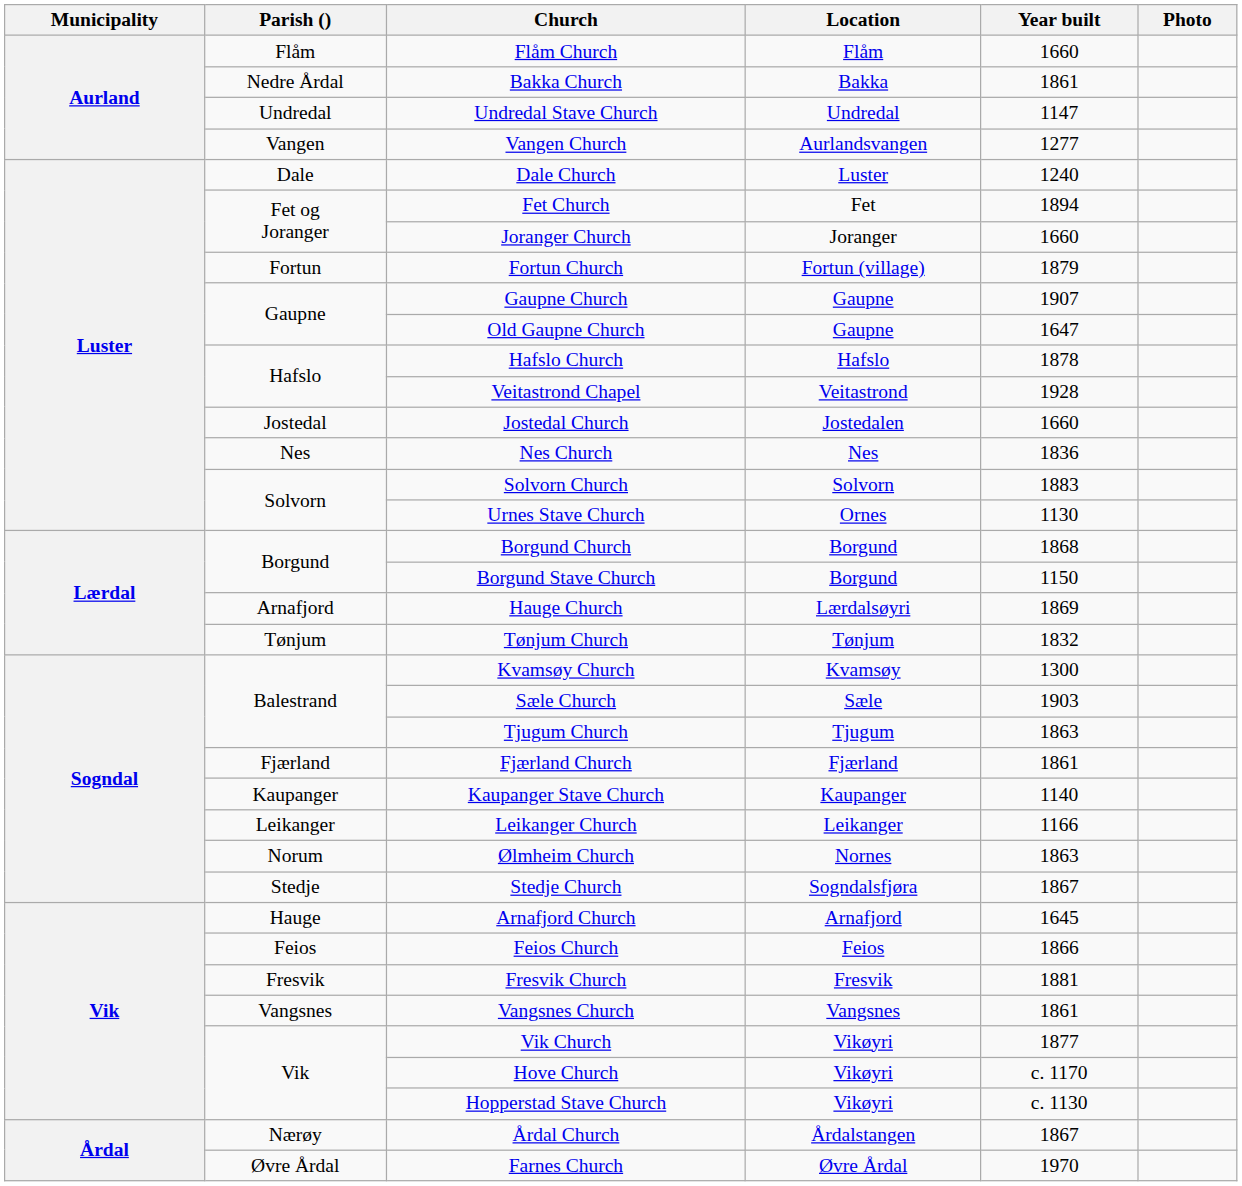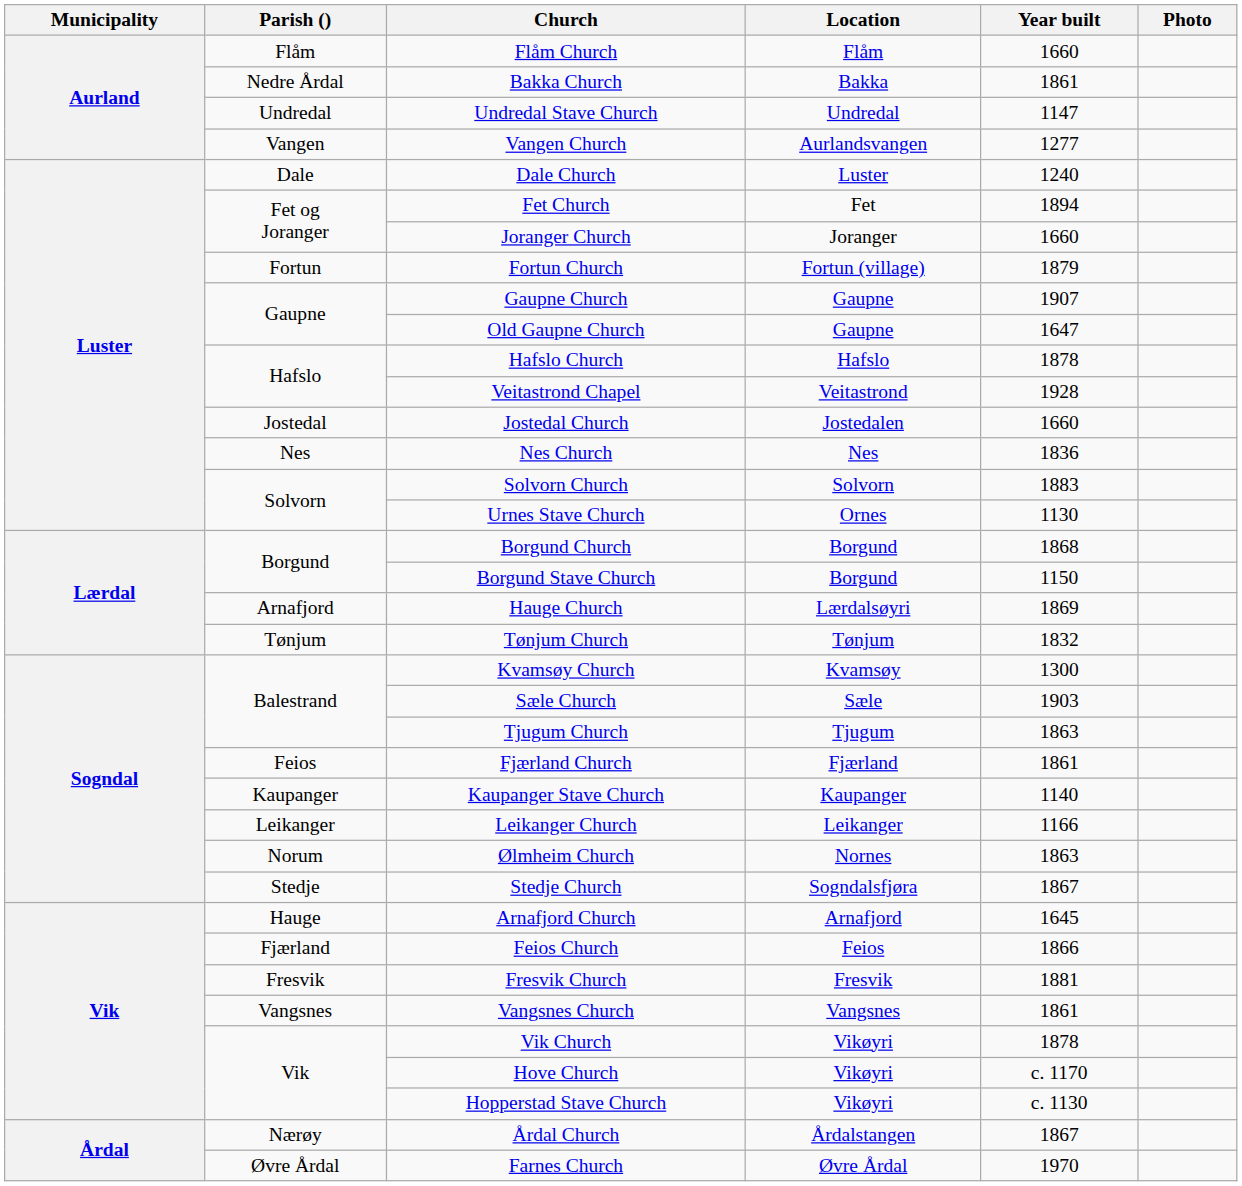(295, 762) Fjærland -> (295, 762) Feios
(295, 948) Feios -> (295, 948) Fjærland
(1059, 1041) 1877 -> (1059, 1041) 1878
